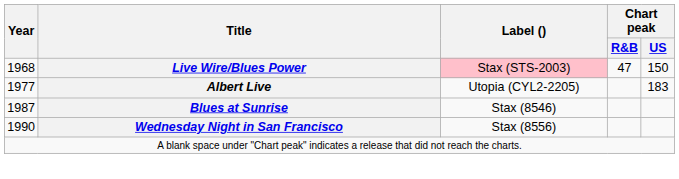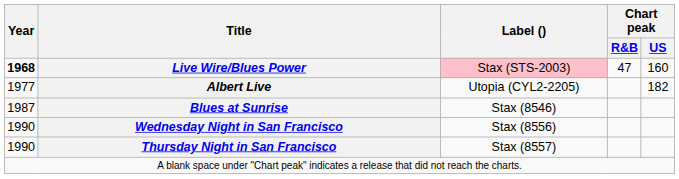(21, 68) normal -> (21, 68) bold
(658, 68) 150 -> (658, 68) 160
(658, 87) 183 -> (658, 87) 182
+ row: (239, 147)
